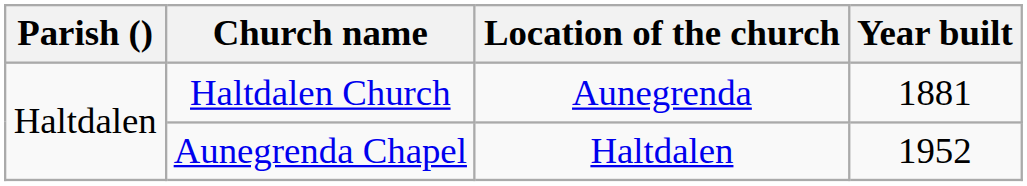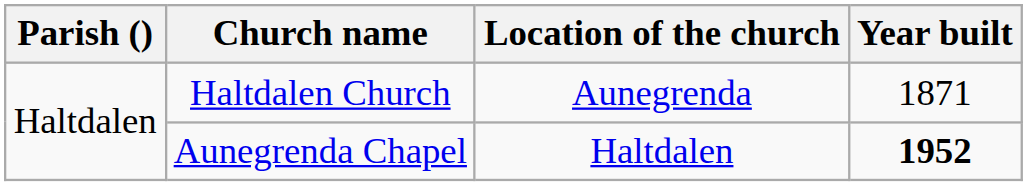(935, 92) 1881 -> (935, 92) 1871
(935, 150) normal -> (935, 150) bold
